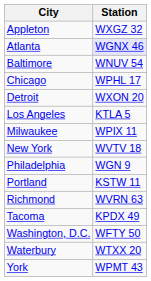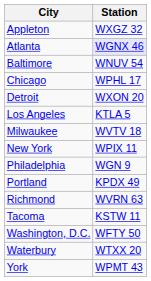(116, 132) WPIX 11 -> (118, 132) WVTV 18
(118, 149) WVTV 18 -> (116, 149) WPIX 11
(118, 183) KSTW 11 -> (117, 183) KPDX 49
(117, 217) KPDX 49 -> (118, 217) KSTW 11
